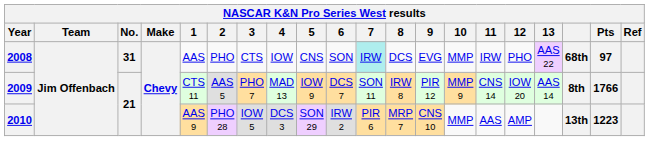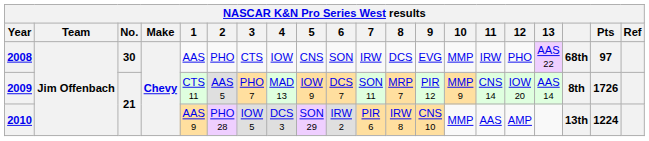(129, 57) 31 -> (129, 57) 30
(371, 57) paleturquoise background -> (371, 57) no background
(401, 88) IRW 8 -> (401, 88) MRP 7
(606, 88) 1766 -> (606, 88) 1726
(401, 119) MRP 7 -> (401, 119) IRW 8
(606, 120) 1223 -> (606, 120) 1224
